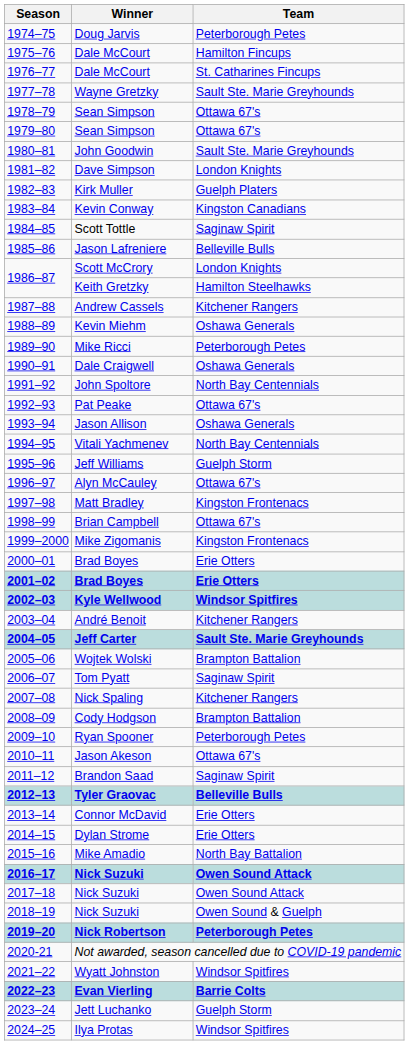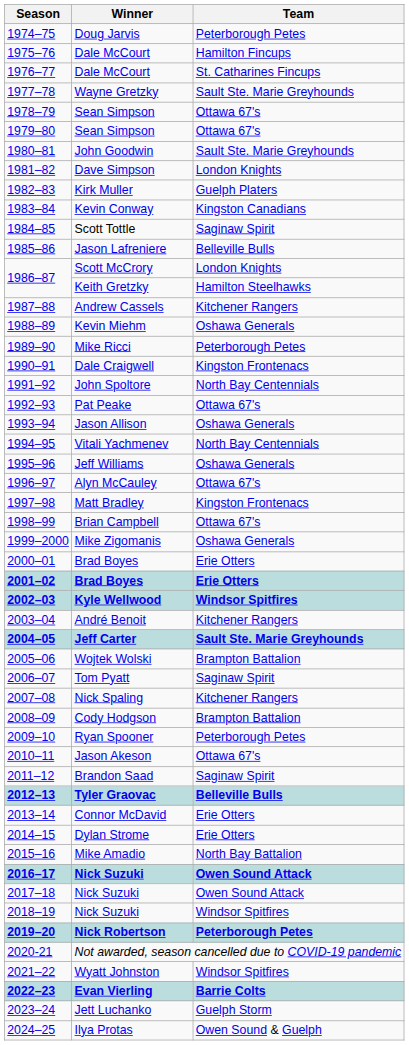(245, 365) Oshawa Generals -> (252, 365) Kingston Frontenacs
(234, 463) Guelph Storm -> (245, 463) Oshawa Generals
(252, 541) Kingston Frontenacs -> (245, 541) Oshawa Generals
(259, 913) Owen Sound & Guelph -> (242, 913) Windsor Spitfires
(242, 1030) Windsor Spitfires -> (259, 1030) Owen Sound & Guelph
